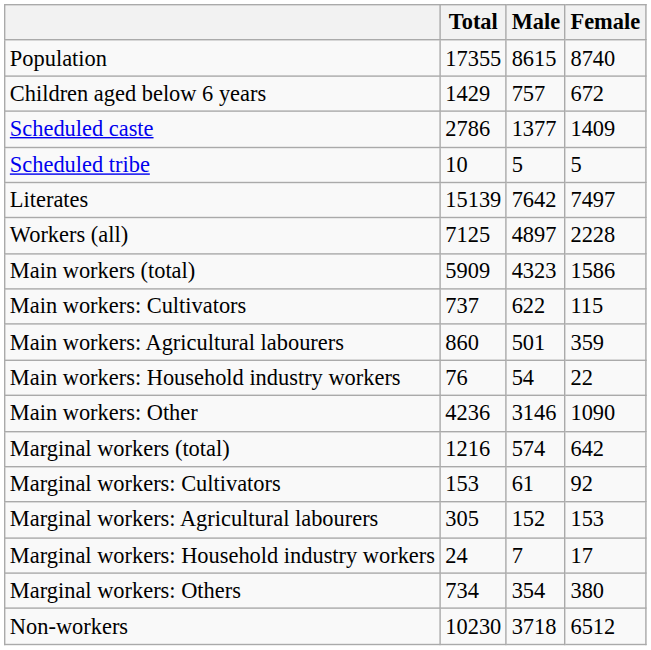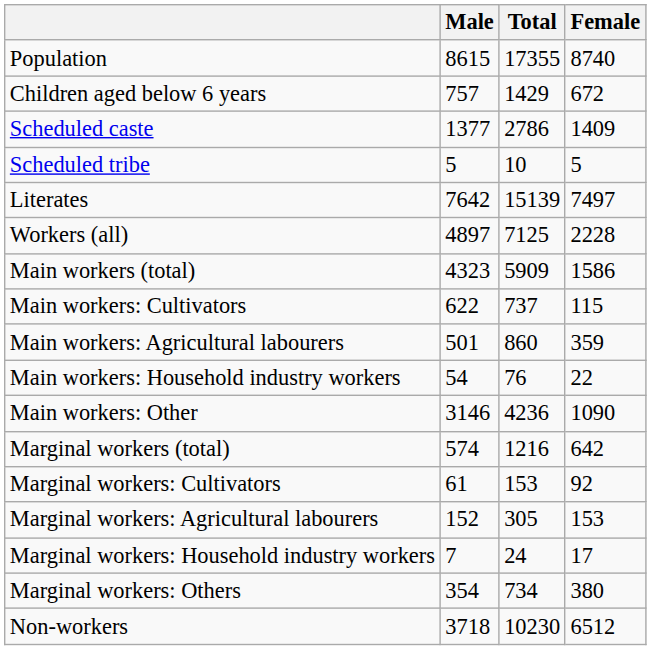columns swapped: (473, 22) <-> (536, 22)
